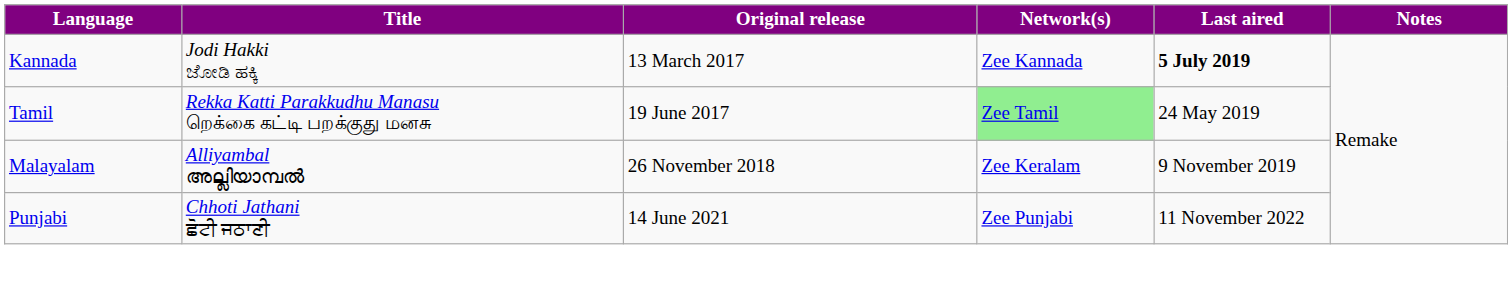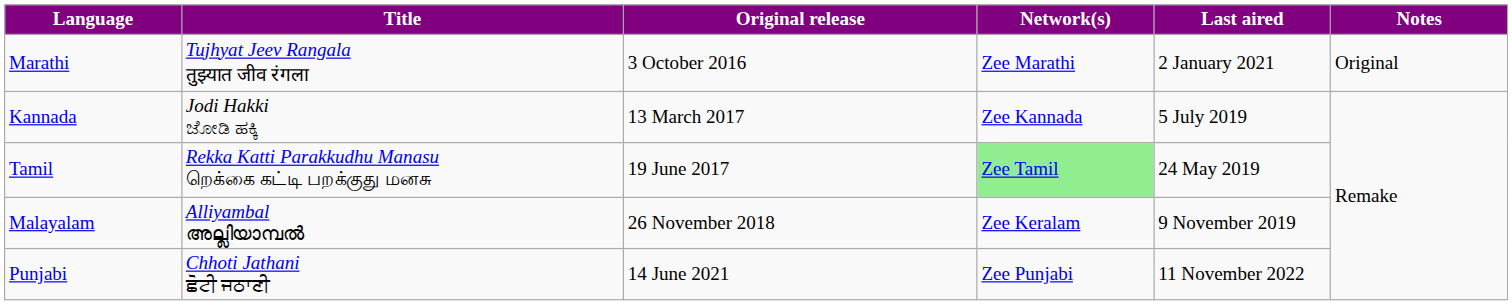+ row: (39, 62)
(1204, 60) bold -> (1203, 116) normal
